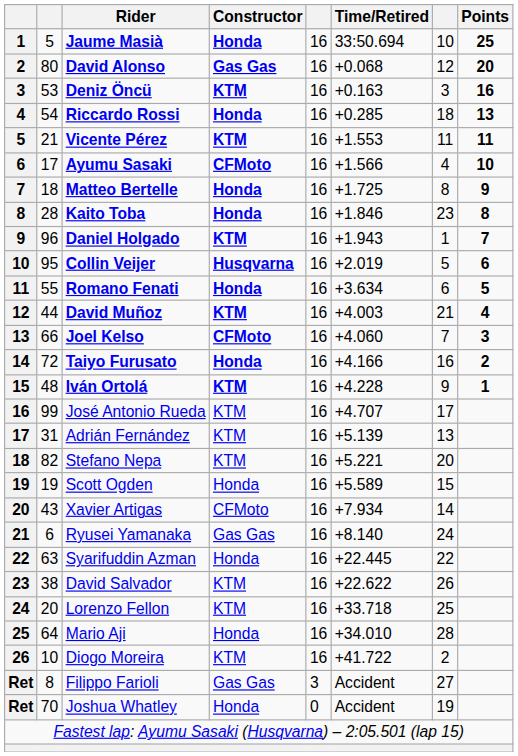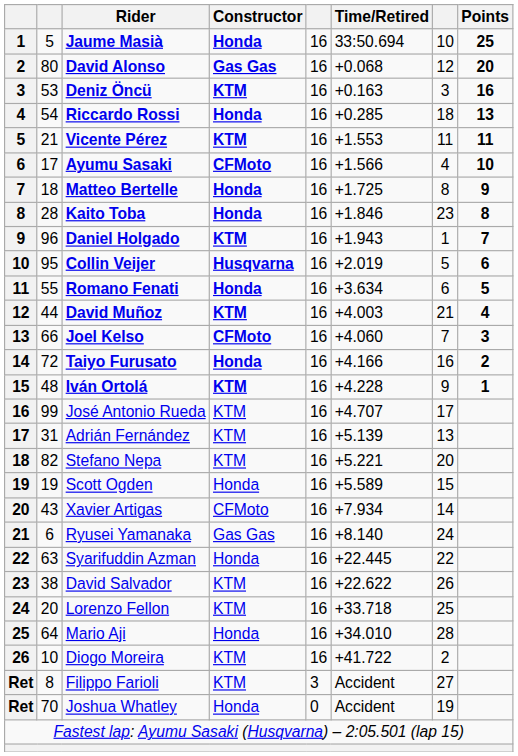(244, 682) Gas Gas -> (230, 682) KTM
